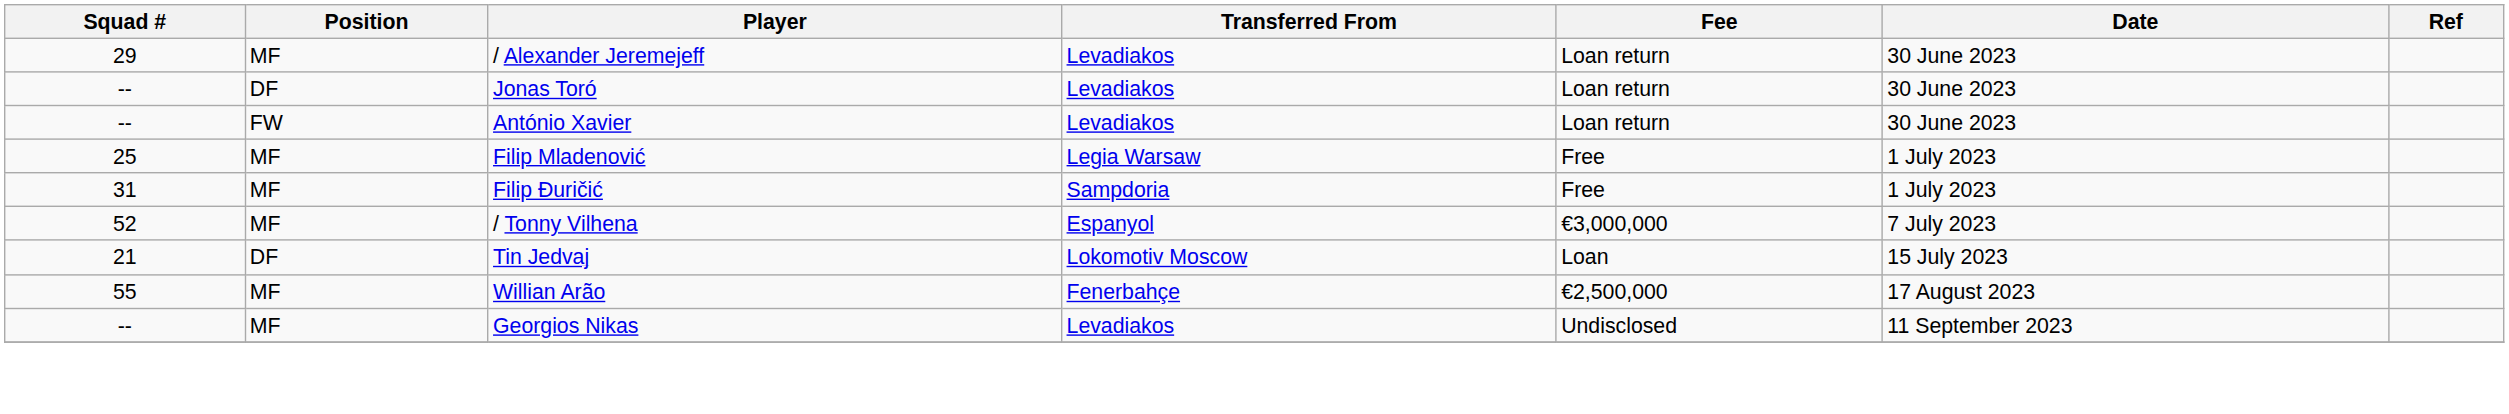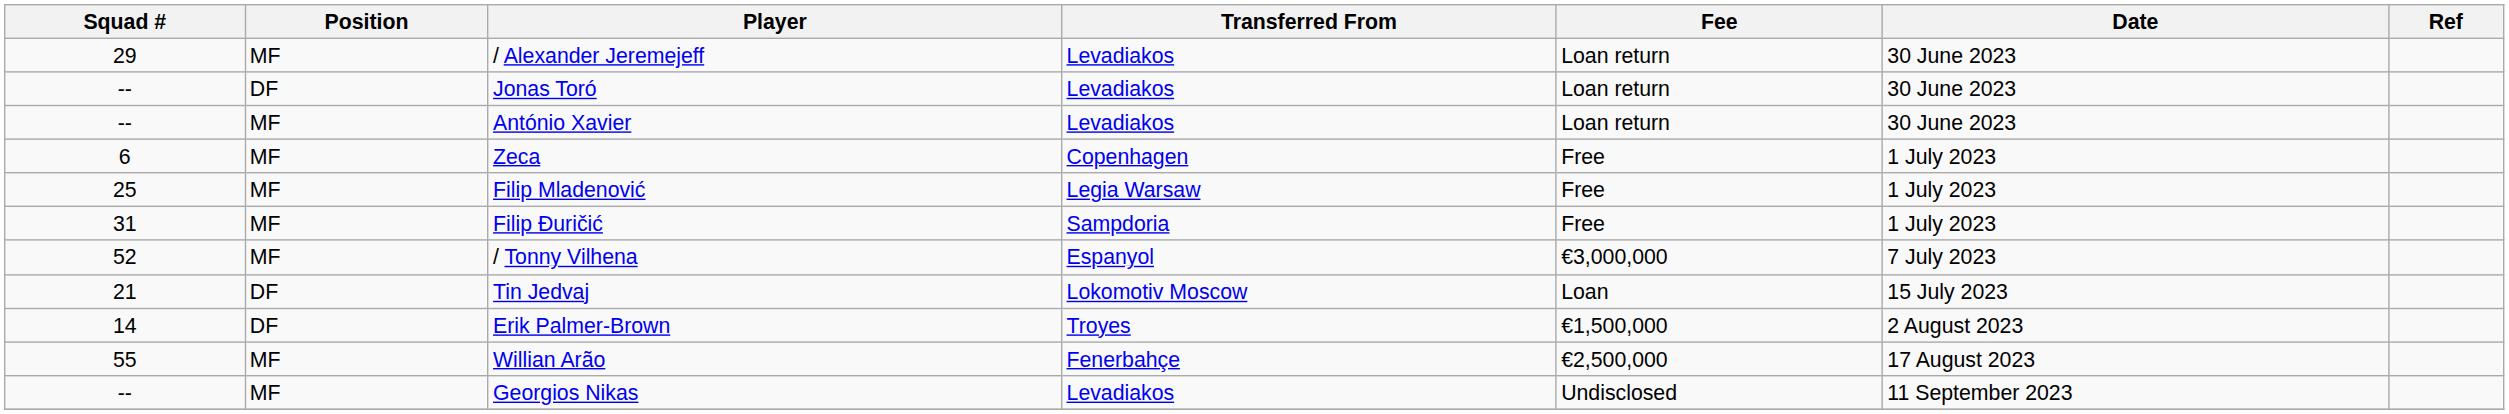(266, 123) FW -> (265, 123) MF
+ row: (517, 156)
+ row: (582, 325)
